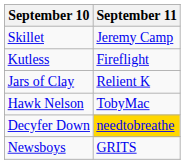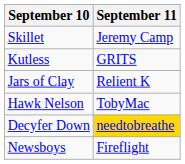(123, 59) Fireflight -> (116, 59) GRITS
(116, 147) GRITS -> (123, 147) Fireflight
